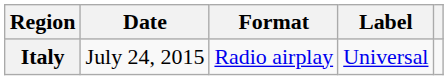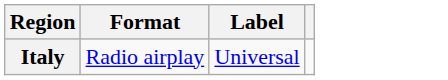- column: (145, 21)
